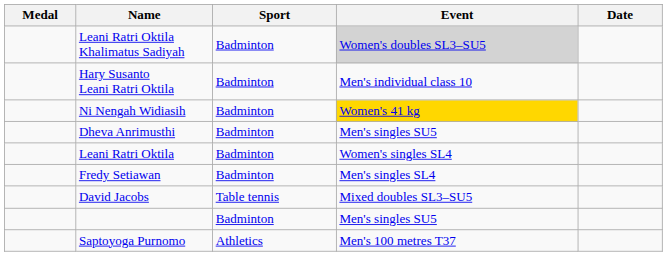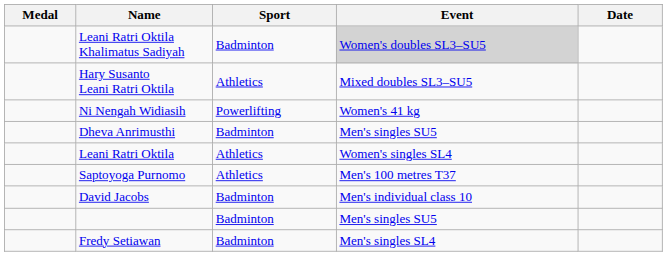(245, 81) Badminton -> (239, 81) Athletics
(406, 81) Men's individual class 10 -> (406, 81) Mixed doubles SL3–SU5
(245, 111) Badminton -> (248, 111) Powerlifting
(380, 111) gold background -> (380, 111) no background
(245, 154) Badminton -> (239, 154) Athletics
rows swapped: (132, 240) <-> (120, 175)
(247, 197) Table tennis -> (245, 197) Badminton
(406, 197) Mixed doubles SL3–SU5 -> (406, 197) Men's individual class 10
